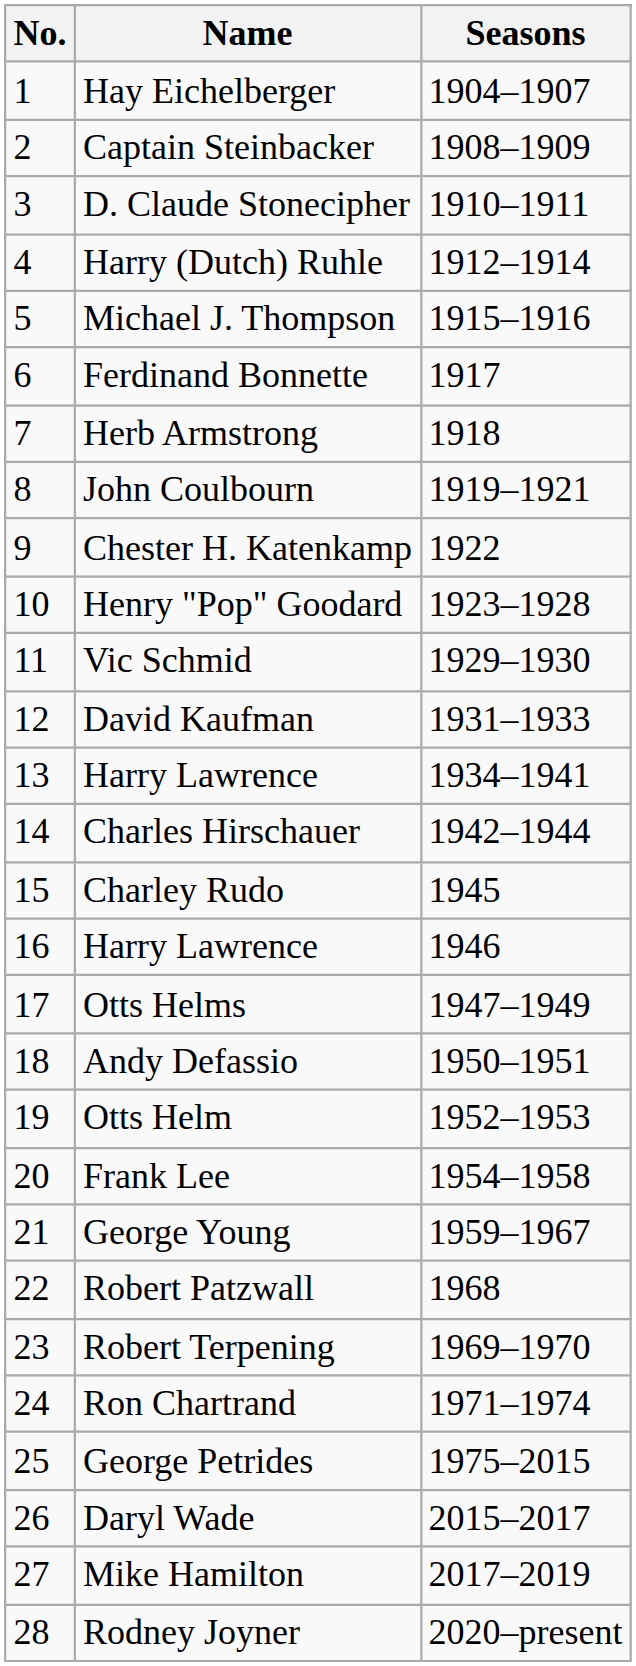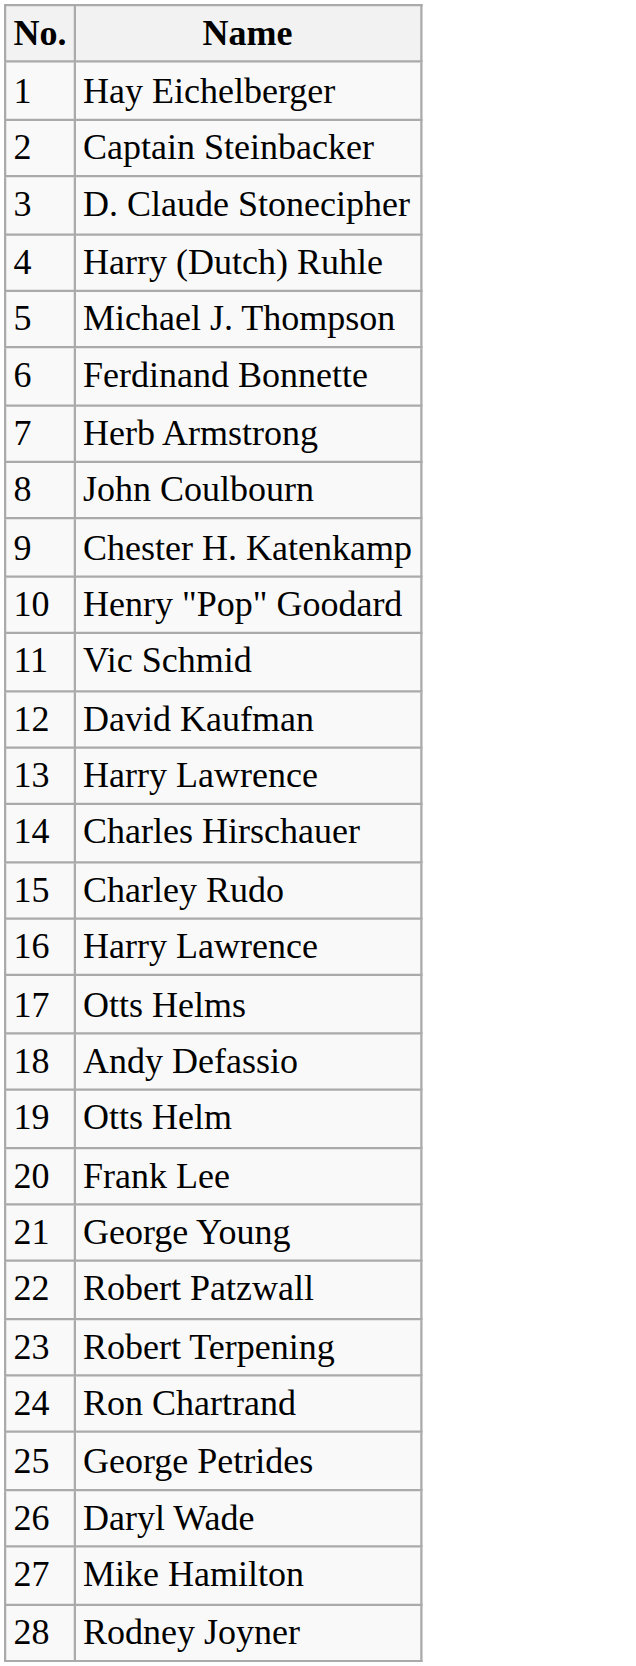- column: (526, 33)
